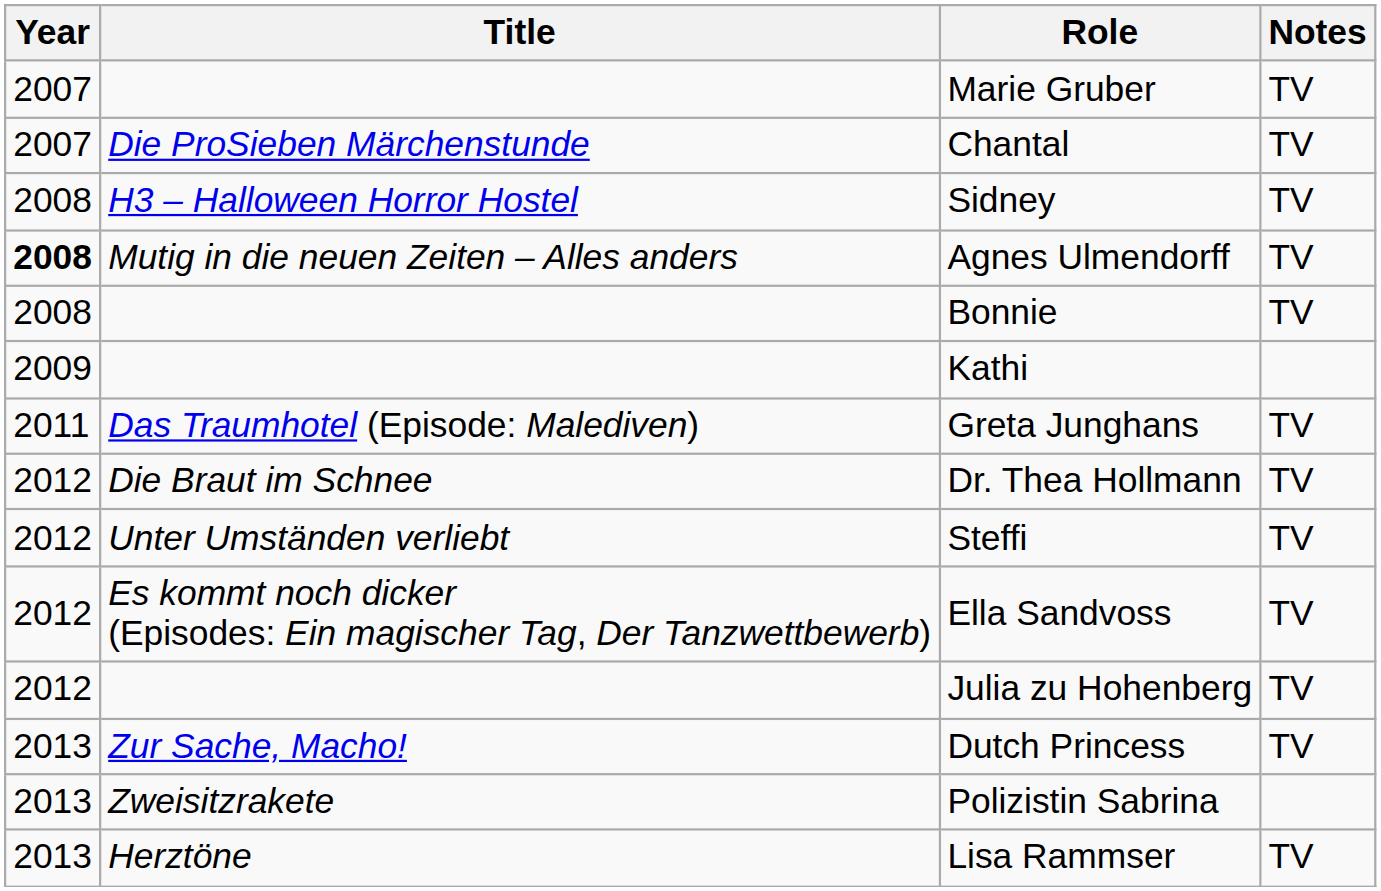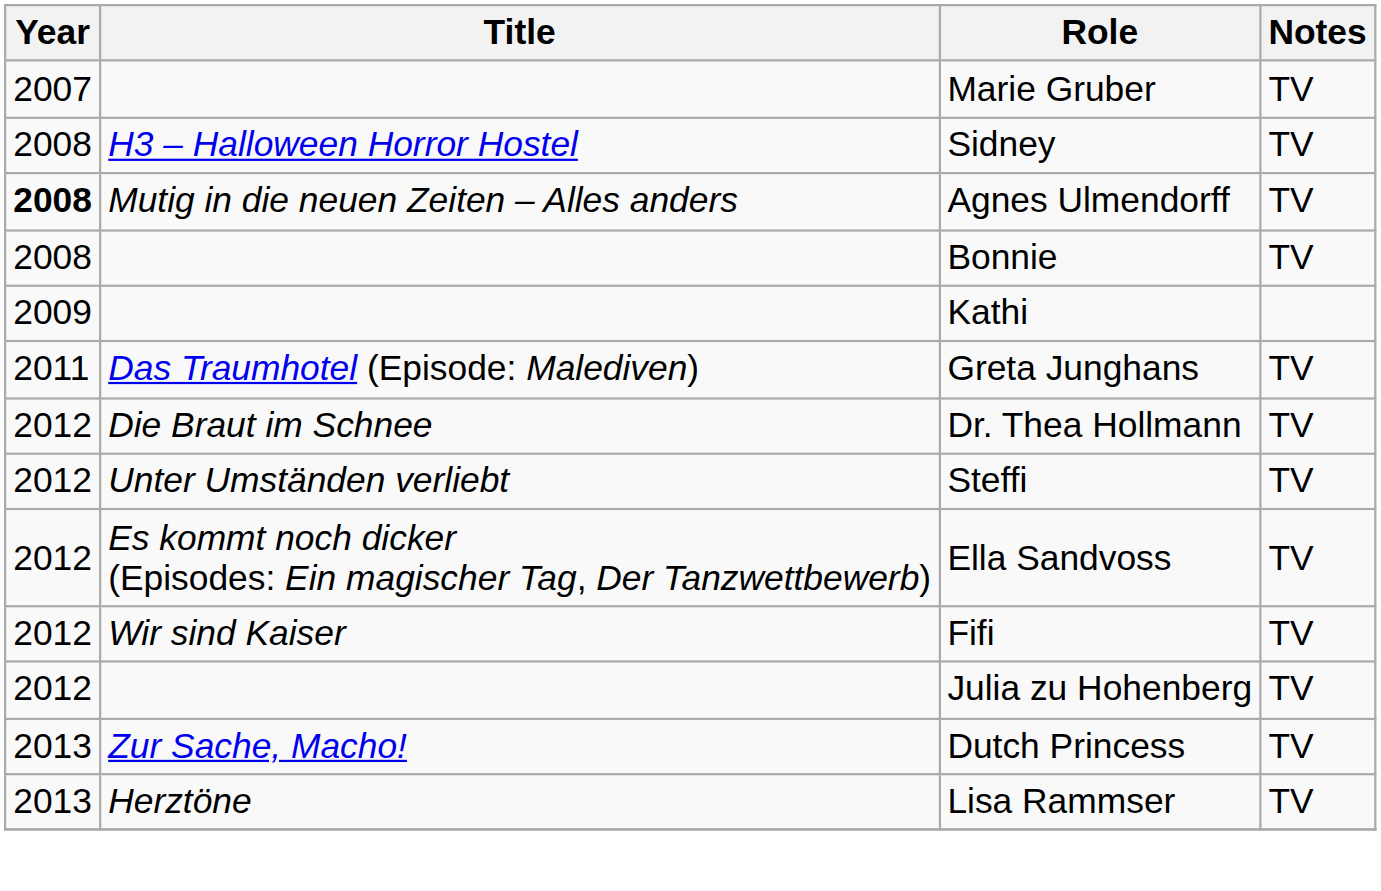- row: (1008, 144)
+ row: (971, 633)
- row: (1083, 801)
